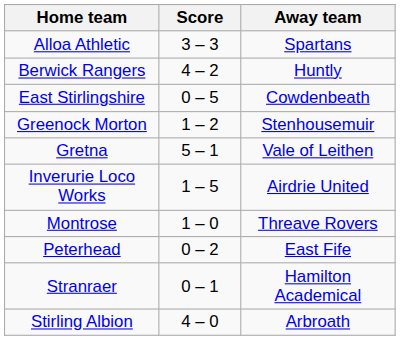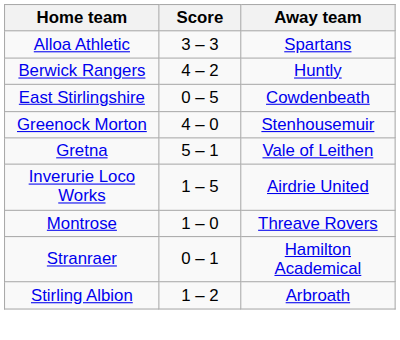(200, 124) 1 – 2 -> (200, 124) 4 – 0
- row: (82, 249)
(200, 322) 4 – 0 -> (200, 295) 1 – 2
